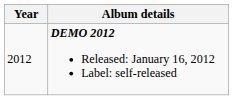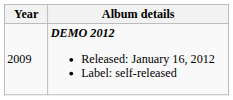(19, 59) 2012 -> (19, 59) 2009
